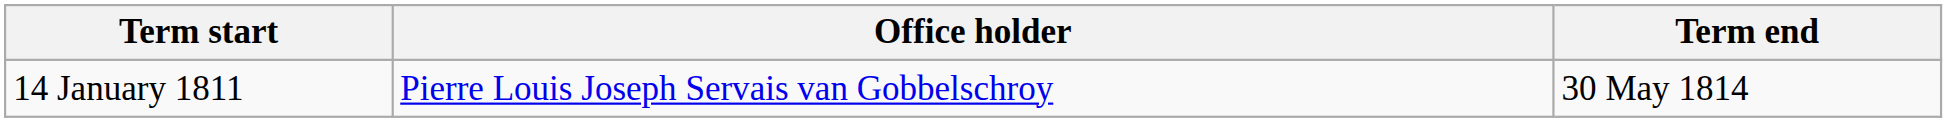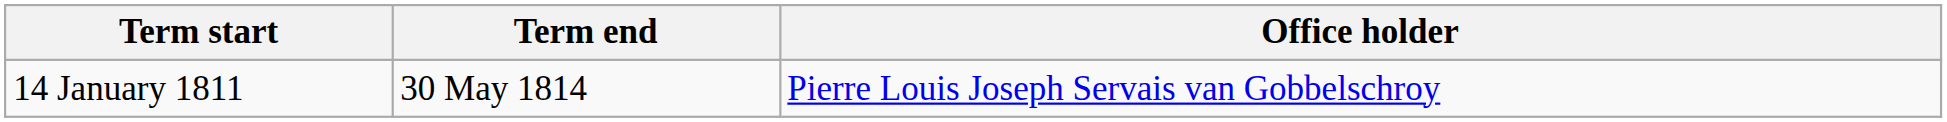columns swapped: (1747, 32) <-> (973, 32)
